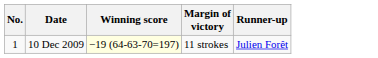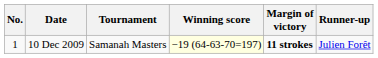+ column: (128, 20)
(206, 44) normal -> (290, 44) bold
